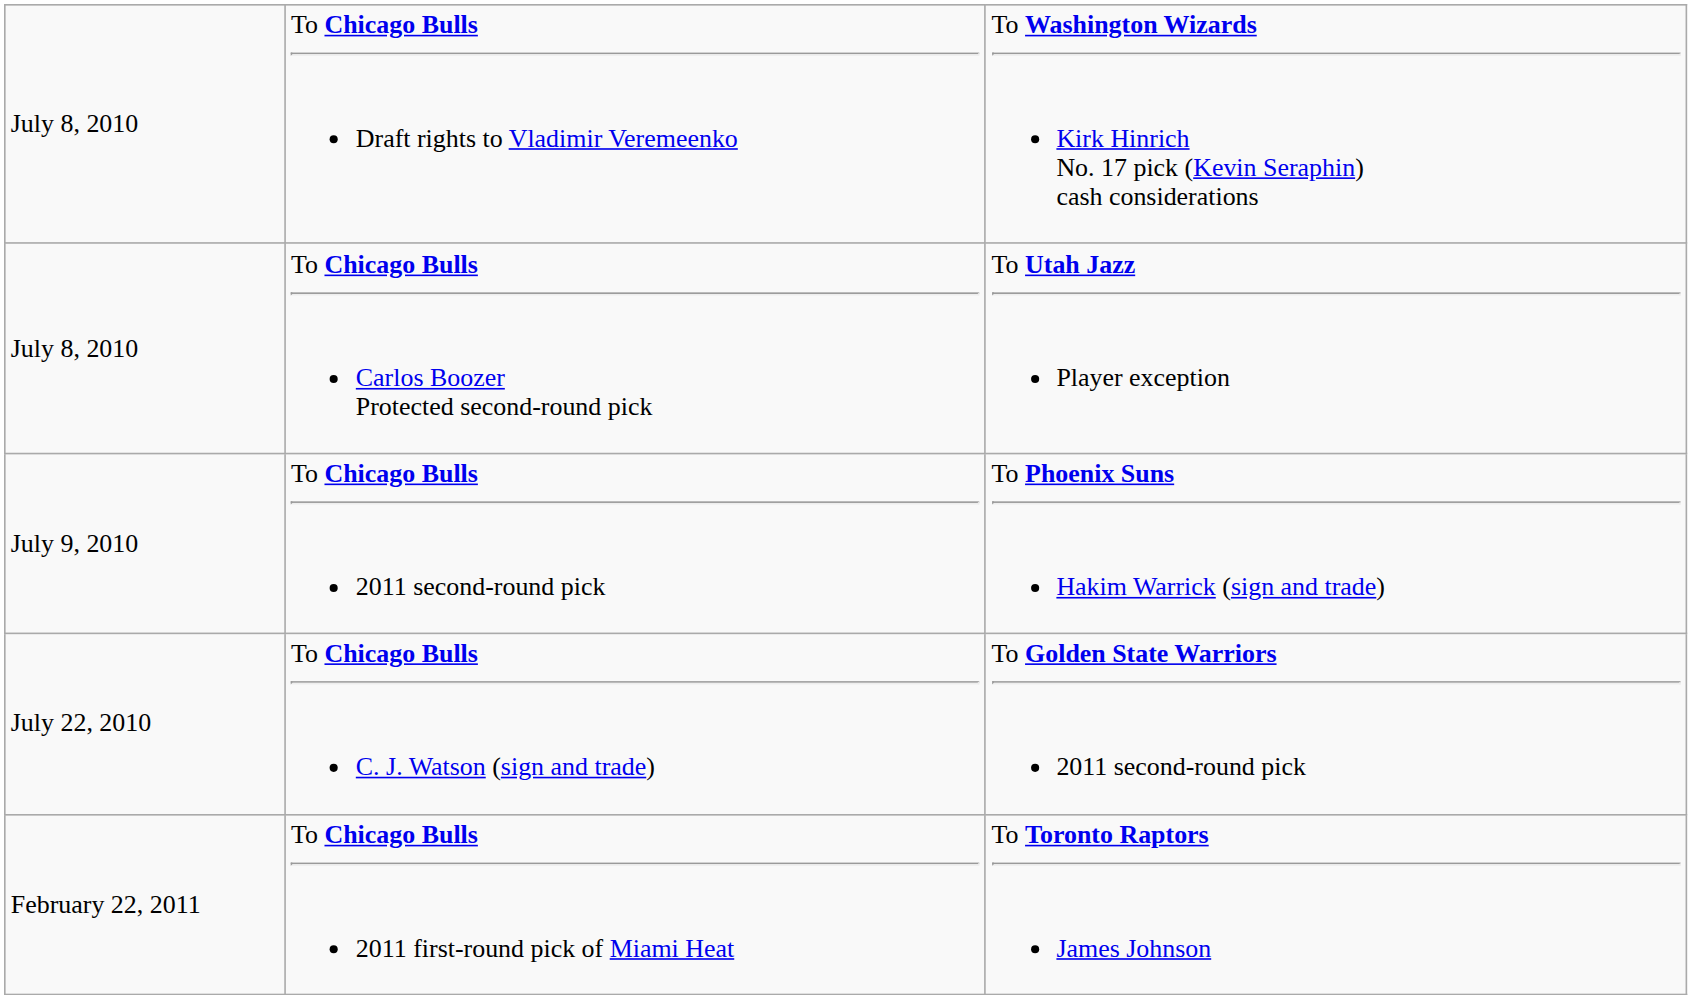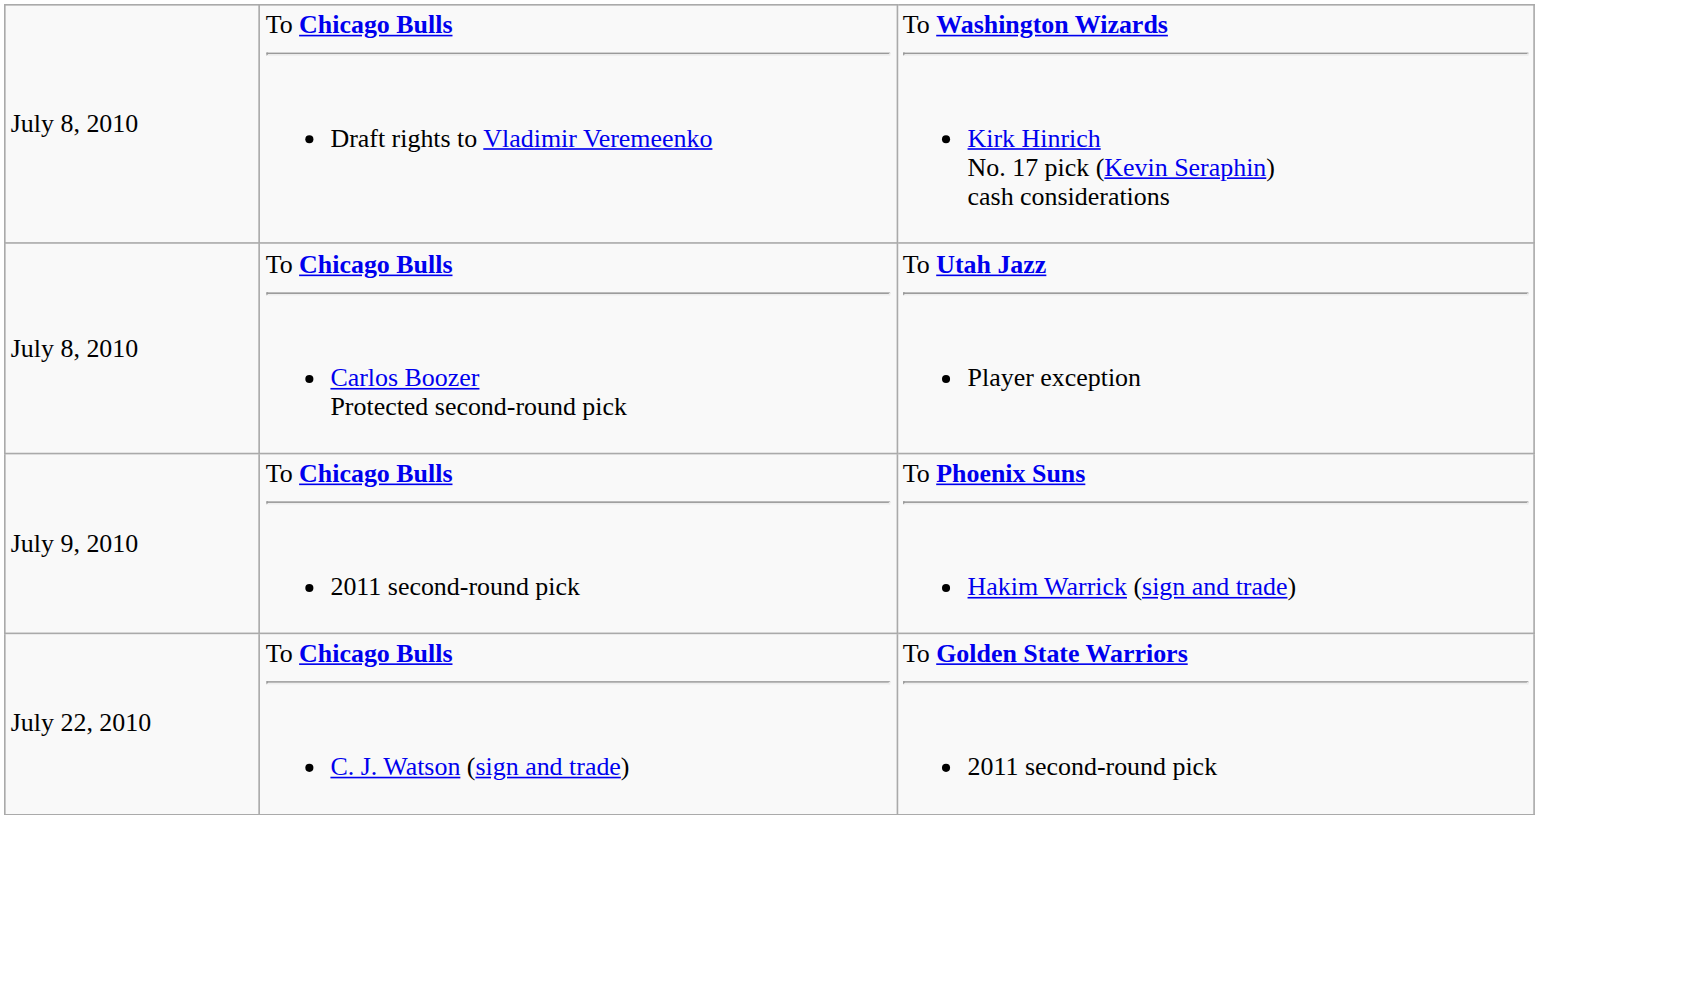- row: (106, 903)
